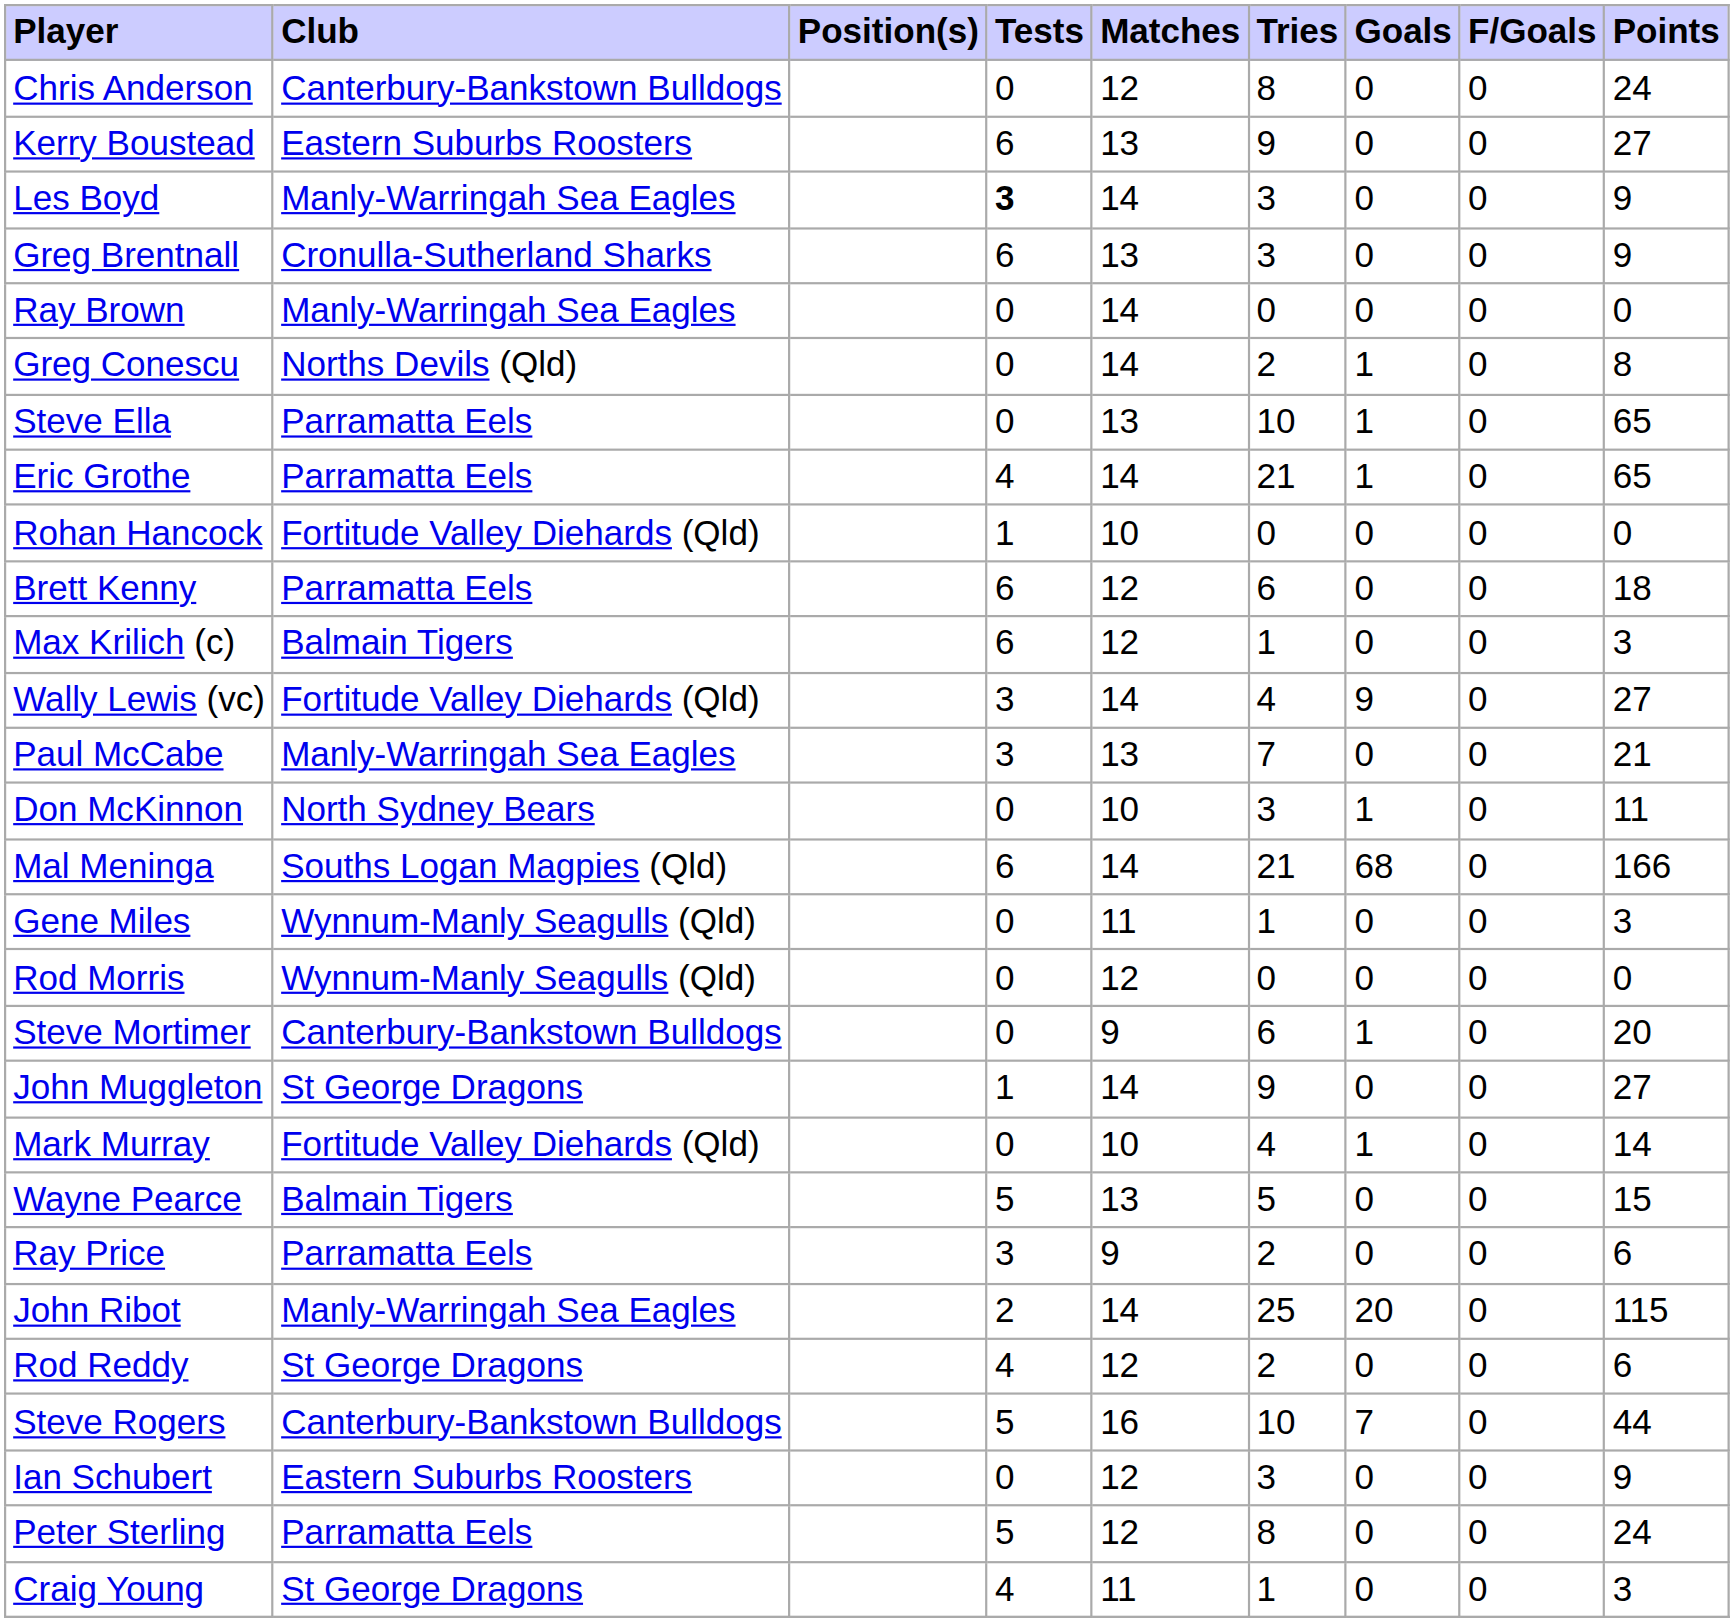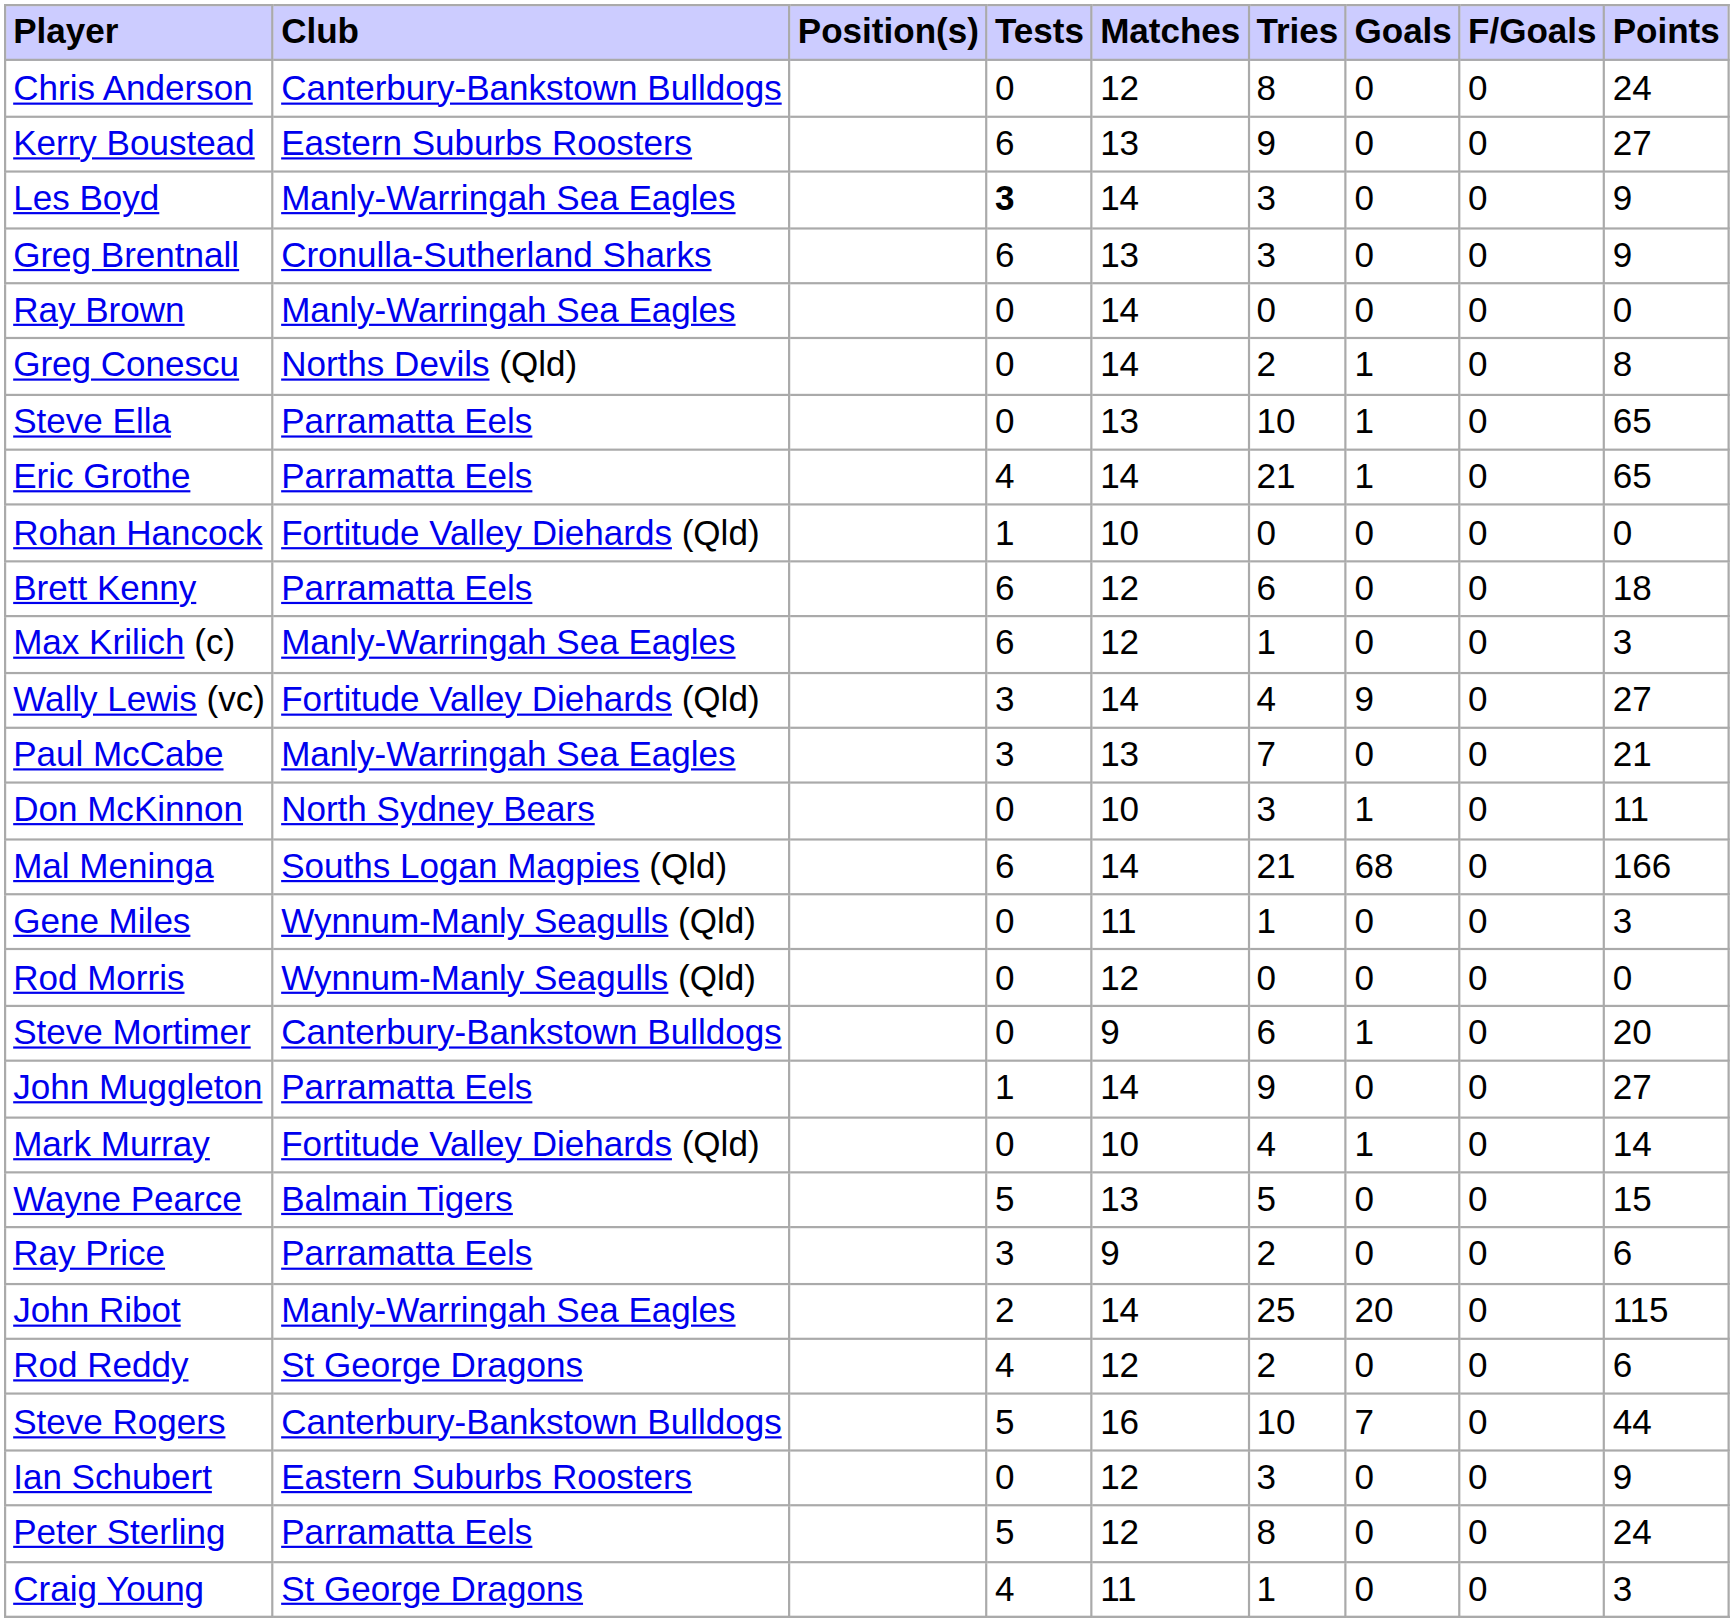(397, 643) Balmain Tigers -> (508, 643) Manly-Warringah Sea Eagles
(432, 1088) St George Dragons -> (407, 1088) Parramatta Eels
